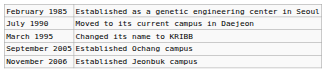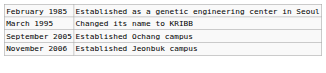- row: (27, 23)
